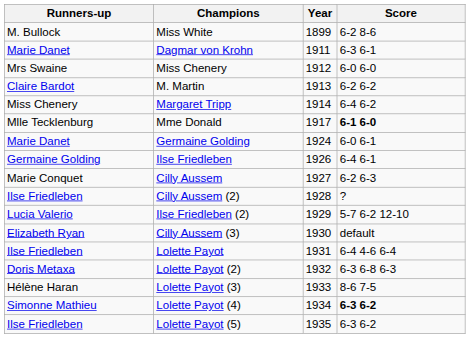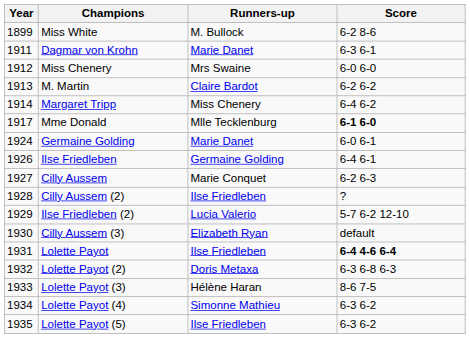columns swapped: (320, 13) <-> (79, 13)
(368, 251) normal -> (368, 251) bold
(358, 305) bold -> (358, 305) normal
